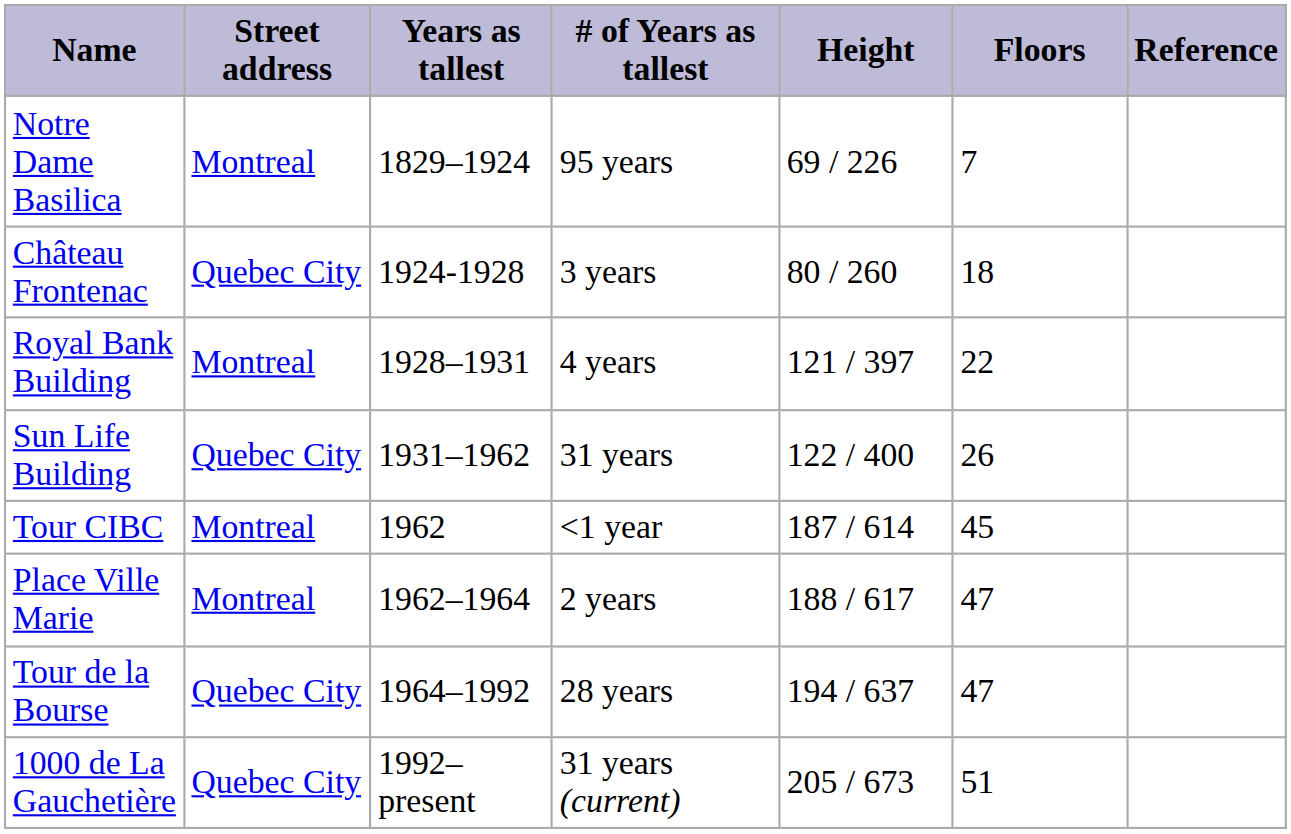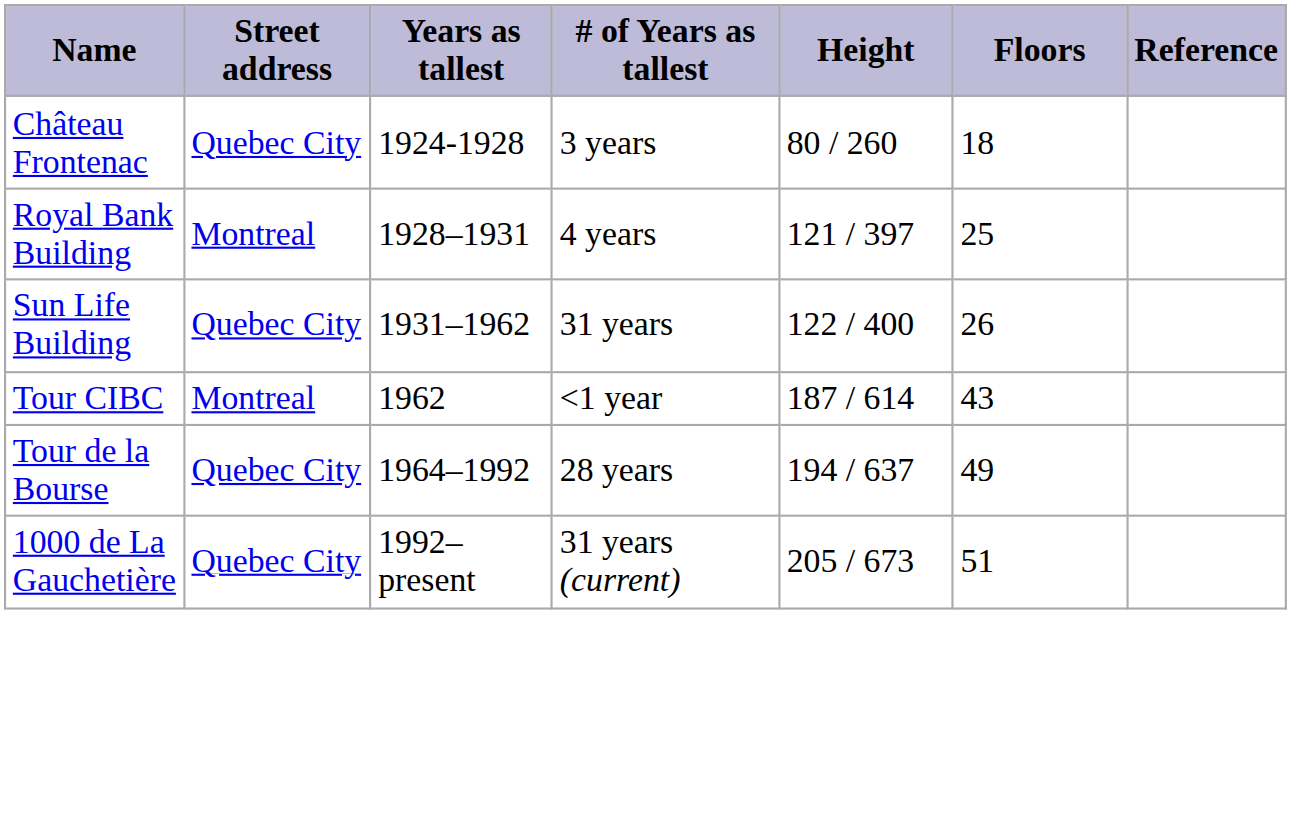- row: (67, 160)
(977, 362) 22 -> (977, 233) 25
(977, 526) 45 -> (977, 397) 43
- row: (86, 599)
(977, 690) 47 -> (977, 469) 49
